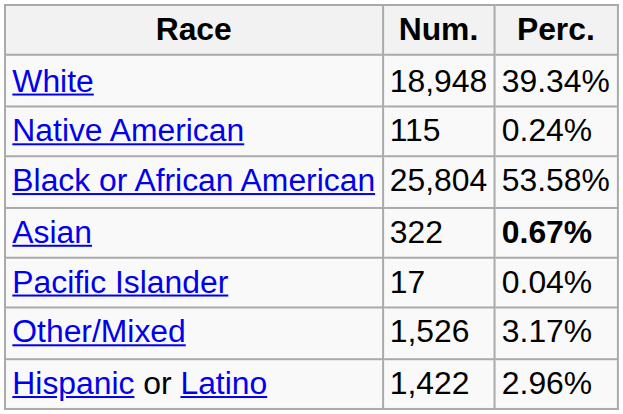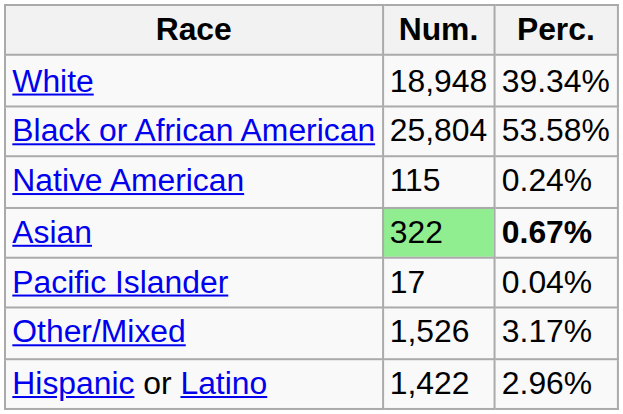rows swapped: (194, 181) <-> (128, 130)
(416, 231) no background -> (416, 231) lightgreen background
